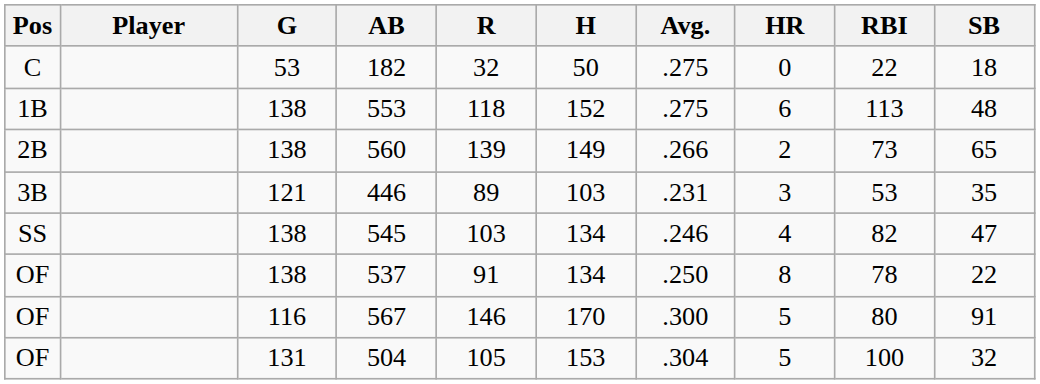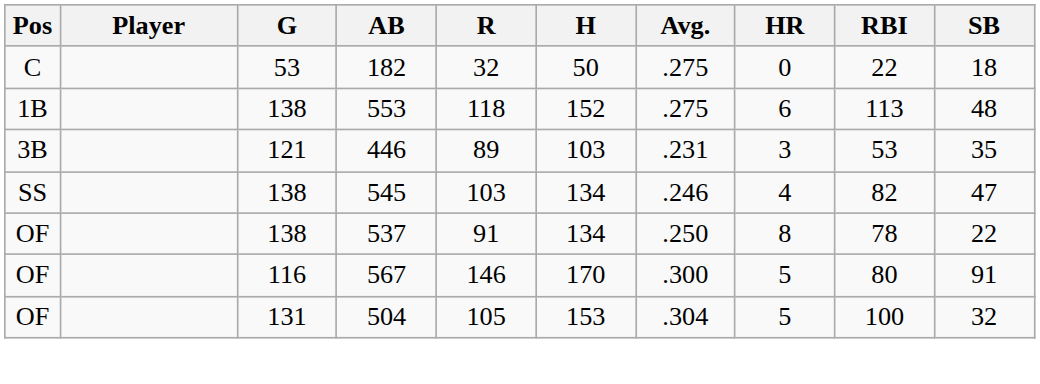- row: (387, 150)
